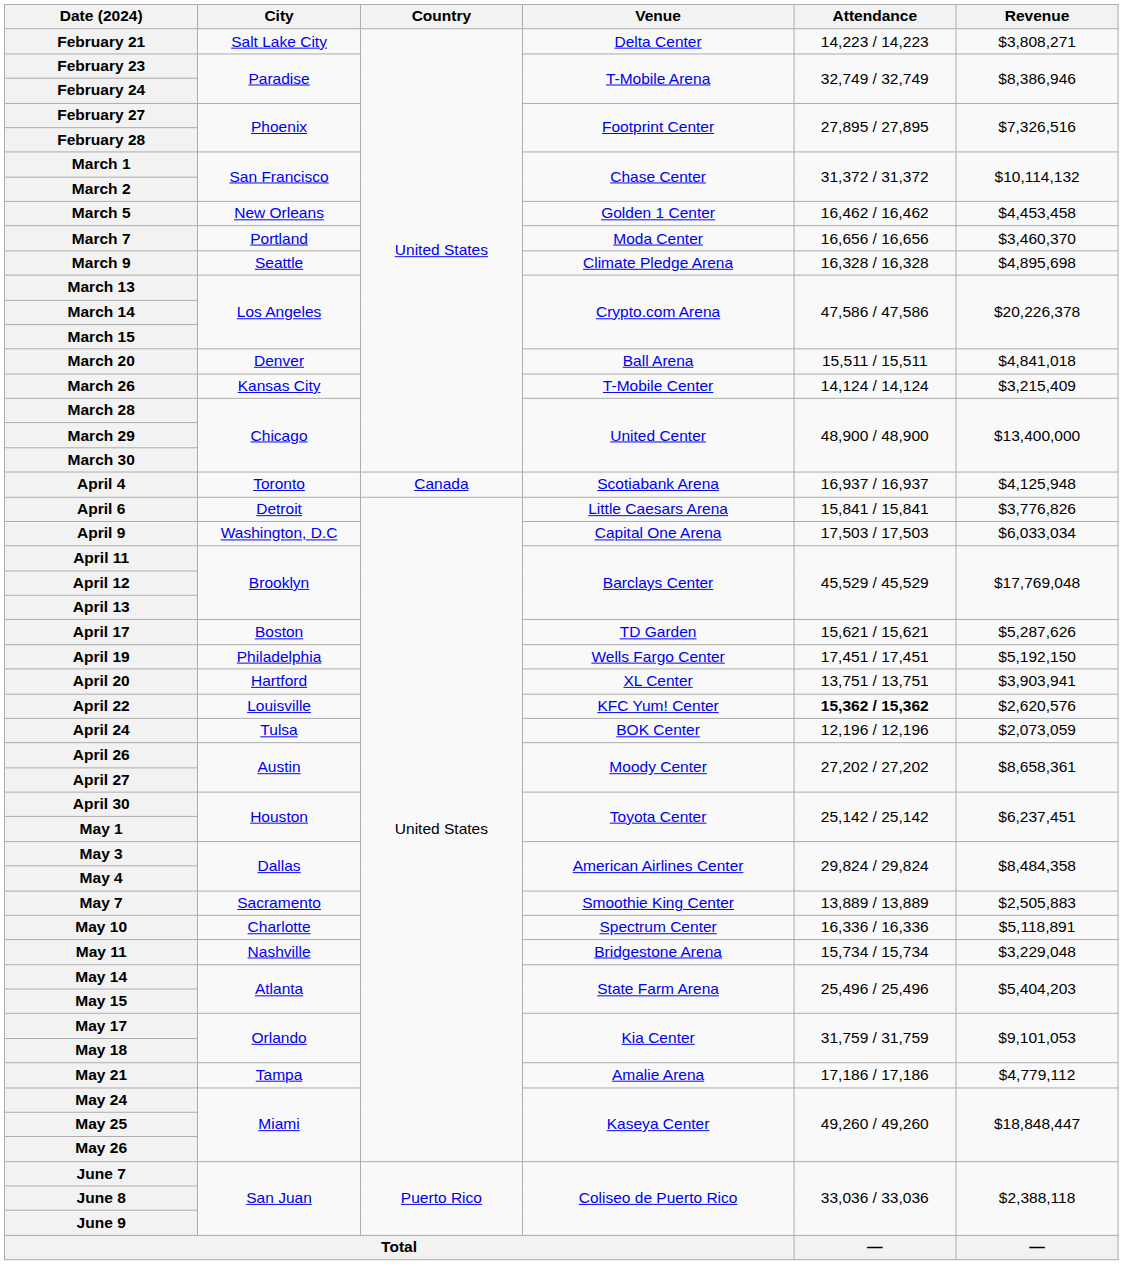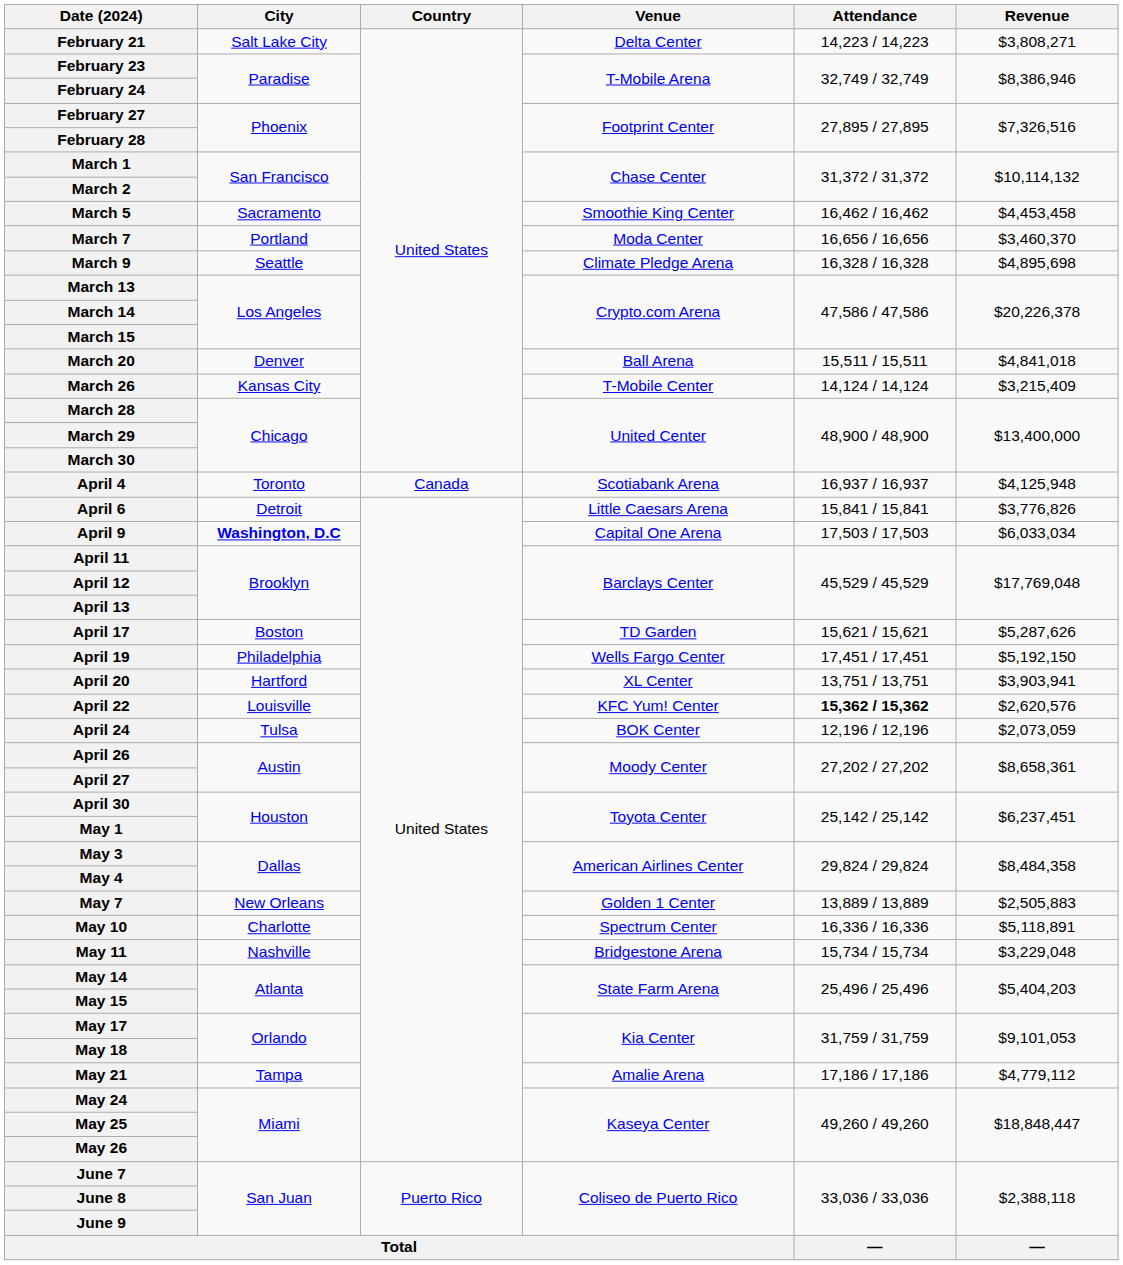(279, 213) New Orleans -> (279, 213) Sacramento
(658, 213) Golden 1 Center -> (658, 213) Smoothie King Center
(279, 533) normal -> (279, 533) bold
(279, 902) Sacramento -> (279, 902) New Orleans
(658, 902) Smoothie King Center -> (658, 902) Golden 1 Center
